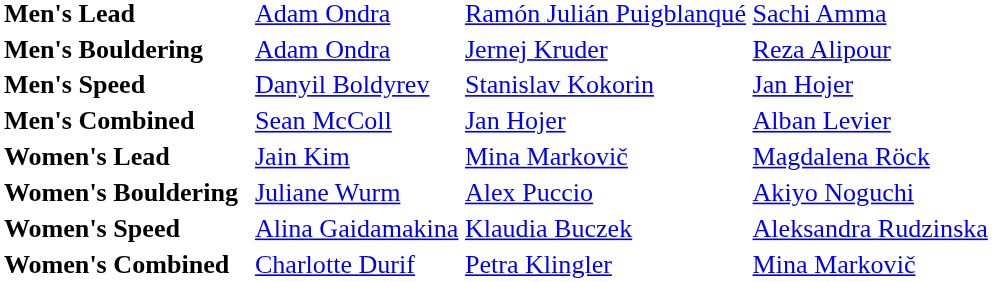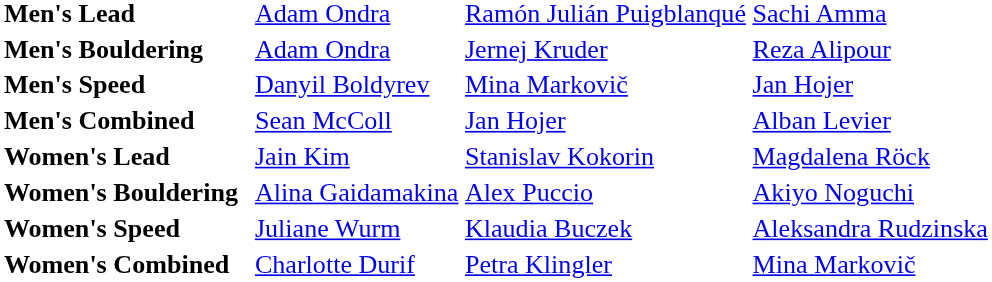(559, 84) Stanislav Kokorin -> (546, 84) Mina Markovič
(546, 156) Mina Markovič -> (559, 156) Stanislav Kokorin
(328, 192) Juliane Wurm -> (357, 192) Alina Gaidamakina
(357, 228) Alina Gaidamakina -> (328, 228) Juliane Wurm
